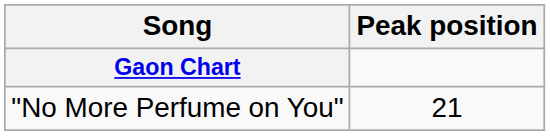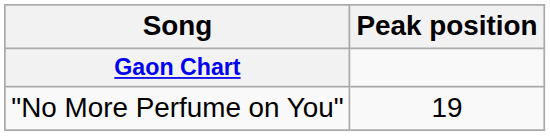(447, 107) 21 -> (447, 107) 19
